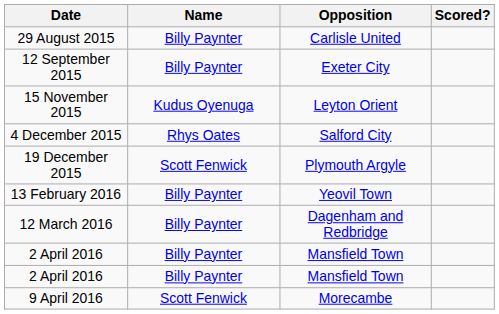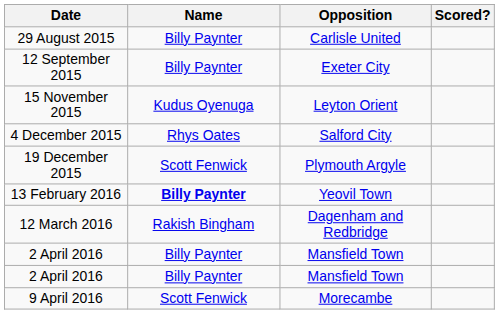(203, 195) normal -> (203, 195) bold
(203, 225) Billy Paynter -> (203, 225) Rakish Bingham
